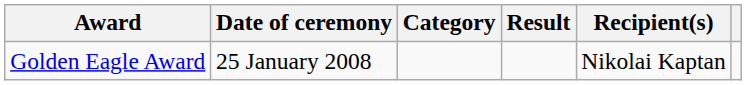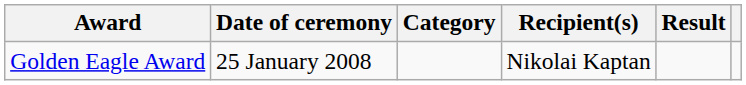columns swapped: (653, 23) <-> (538, 23)
